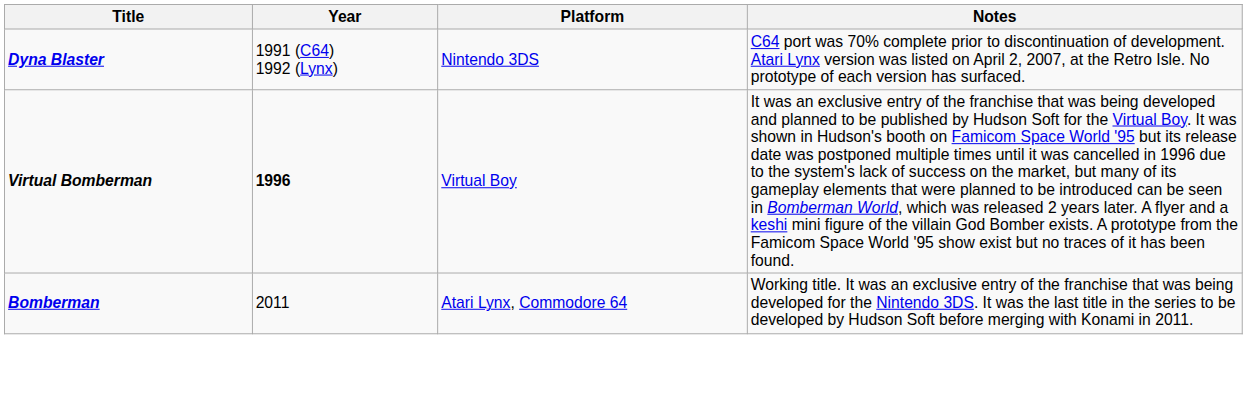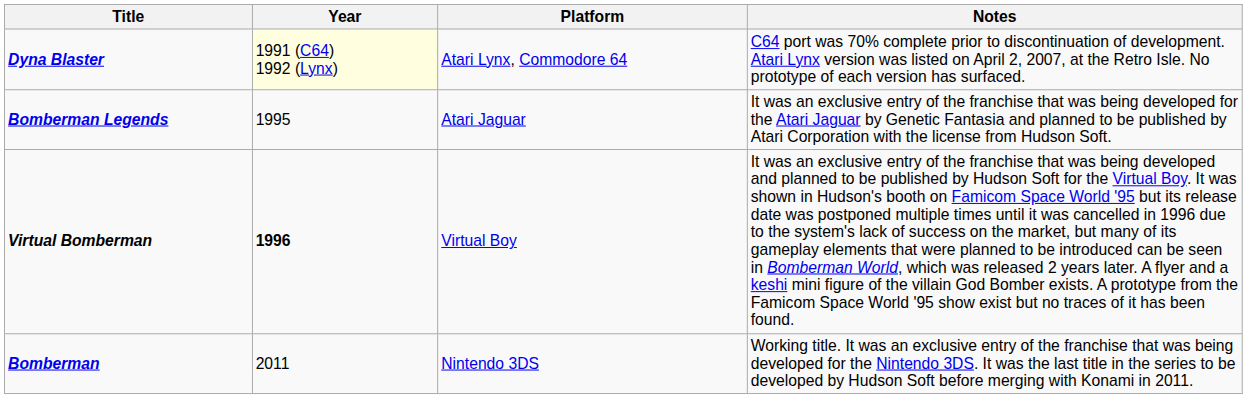(297, 59) no background -> (297, 59) lightyellow background
(490, 59) Nintendo 3DS -> (534, 59) Atari Lynx, Commodore 64
+ row: (88, 119)
(534, 303) Atari Lynx, Commodore 64 -> (490, 363) Nintendo 3DS
